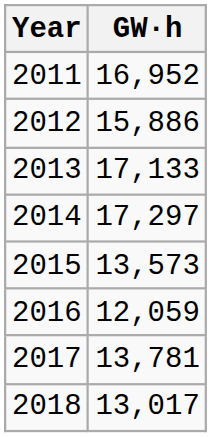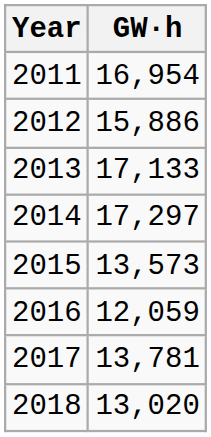(148, 76) 16,952 -> (148, 76) 16,954
(148, 407) 13,017 -> (148, 407) 13,020
